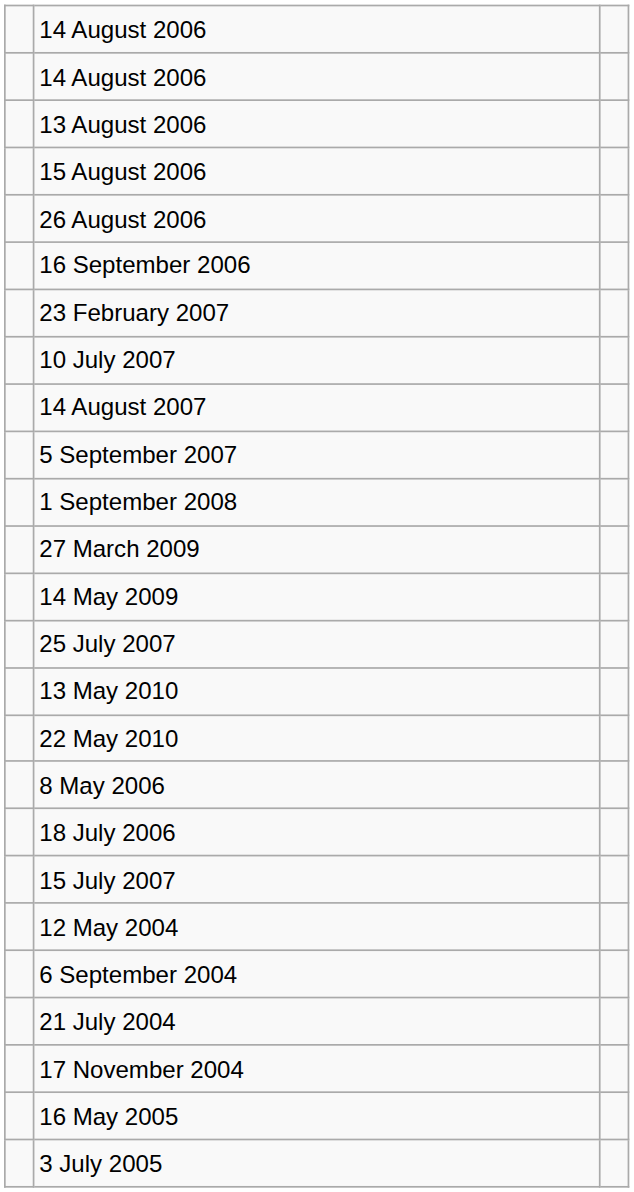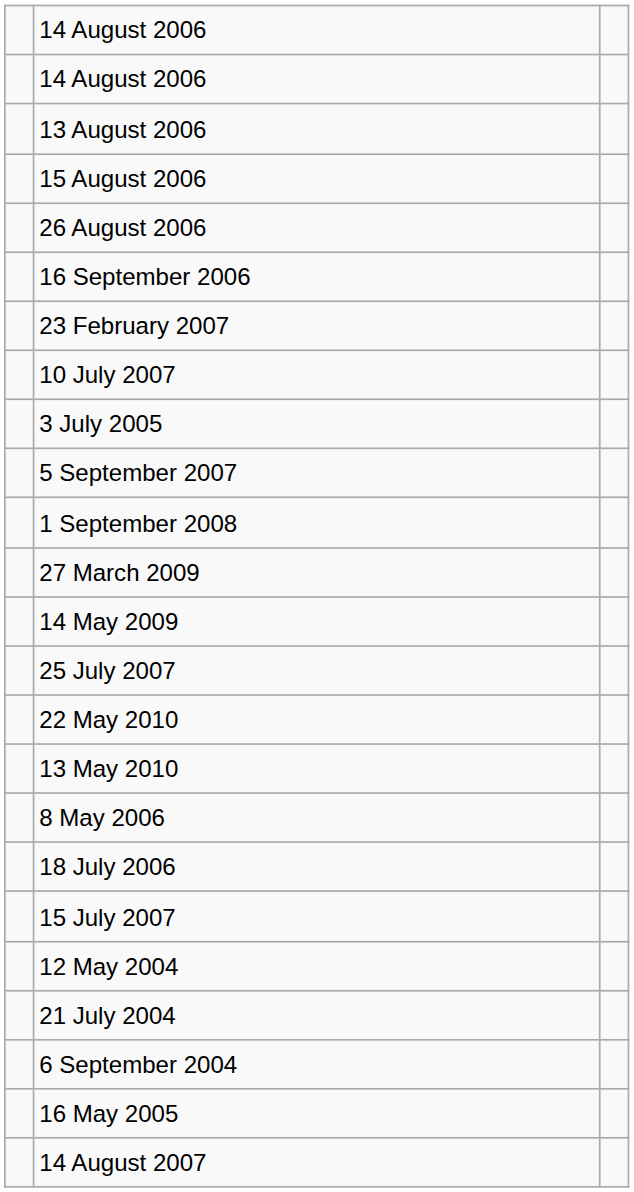rows swapped: (19, 407) <-> (19, 1163)
rows swapped: (19, 691) <-> (19, 738)
rows swapped: (19, 1022) <-> (19, 974)
- row: (19, 1069)
